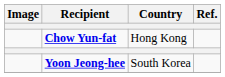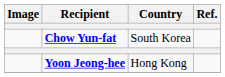(159, 38) Hong Kong -> (161, 38) South Korea
(161, 63) South Korea -> (159, 63) Hong Kong
